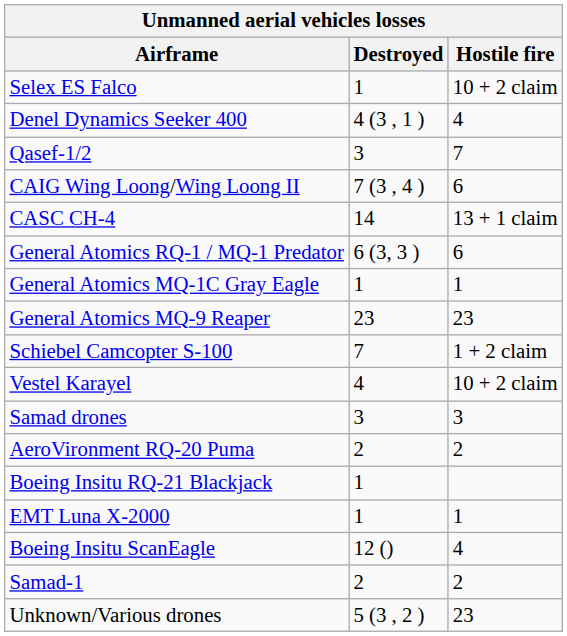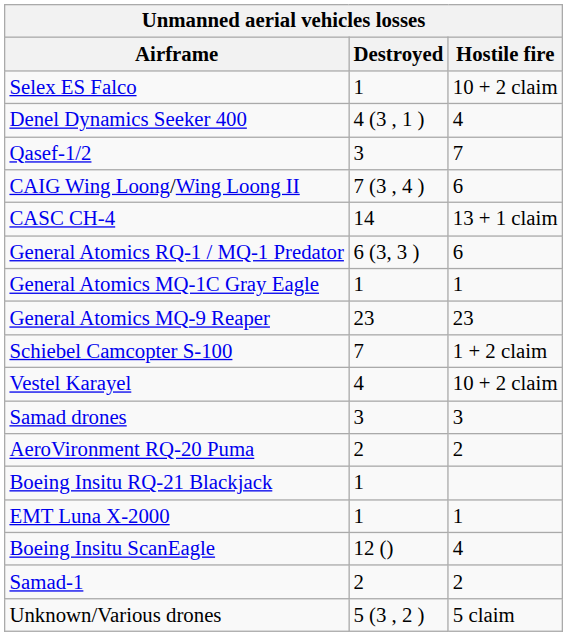(463, 614) 23 -> (484, 614) 5 claim
